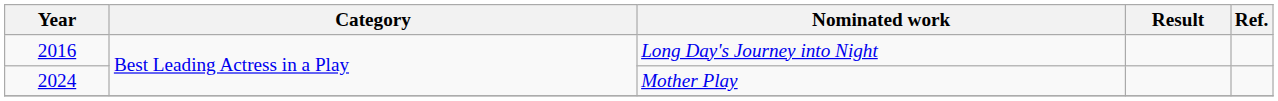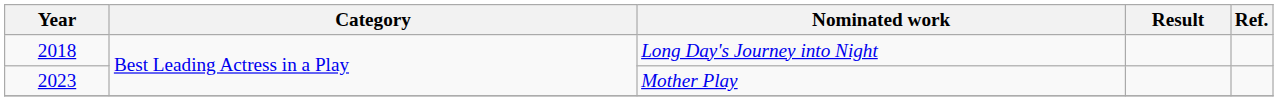(57, 50) 2016 -> (57, 50) 2018
(57, 80) 2024 -> (57, 80) 2023
